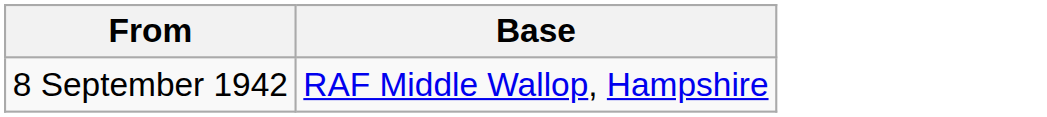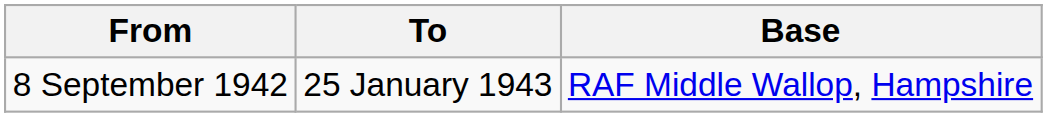+ column: (428, 31)
